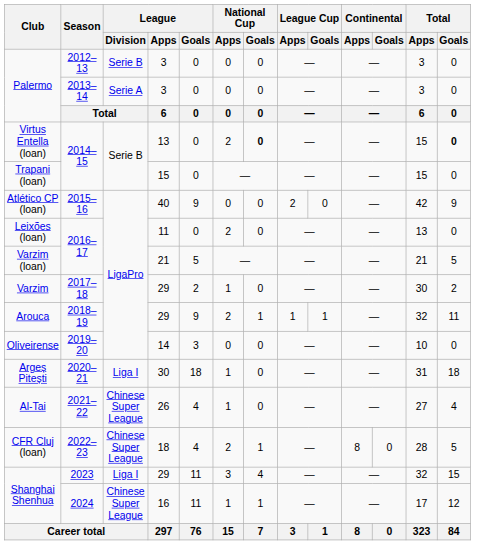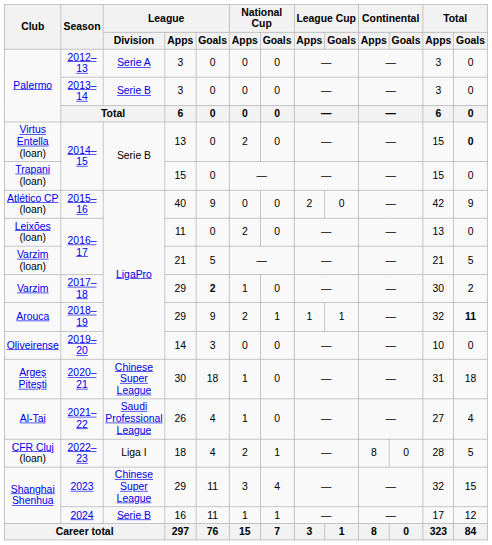(126, 63) Serie B -> (134, 63) Serie A
(126, 91) Serie A -> (134, 91) Serie B
(260, 142) bold -> (277, 142) normal
(196, 288) normal -> (213, 288) bold
(454, 317) normal -> (471, 317) bold
(126, 373) Liga I -> (134, 379) Chinese Super League
(126, 407) Chinese Super League -> (134, 419) Saudi Professional League
(126, 447) Chinese Super League -> (134, 453) Liga I
(126, 475) Liga I -> (134, 487) Chinese Super League
(126, 503) Chinese Super League -> (134, 515) Serie B
